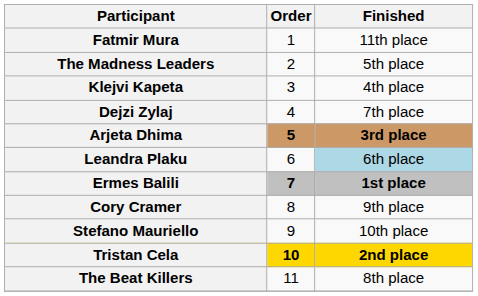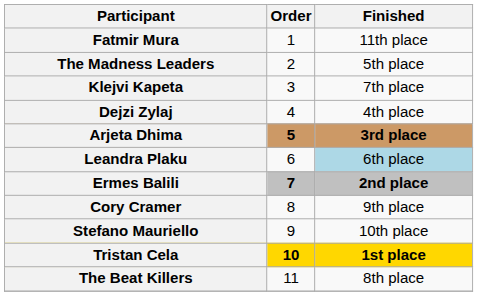(394, 87) 4th place -> (394, 87) 7th place
(394, 111) 7th place -> (394, 111) 4th place
(394, 183) 1st place -> (394, 183) 2nd place
(394, 254) 2nd place -> (394, 254) 1st place
